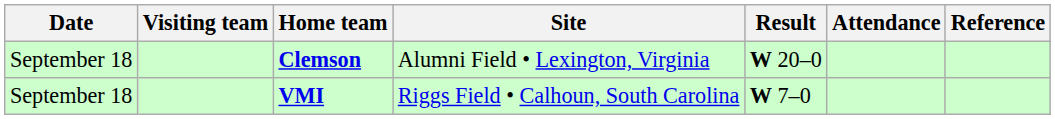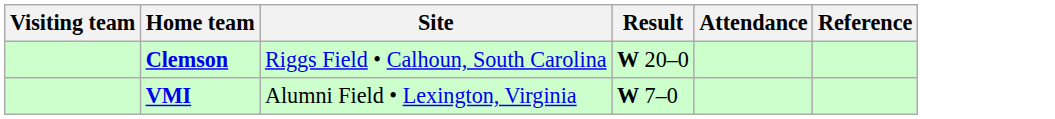- column: (71, 22)
(554, 59) Alumni Field • Lexington, Virginia -> (436, 59) Riggs Field • Calhoun, South Carolina
(569, 96) Riggs Field • Calhoun, South Carolina -> (421, 96) Alumni Field • Lexington, Virginia
